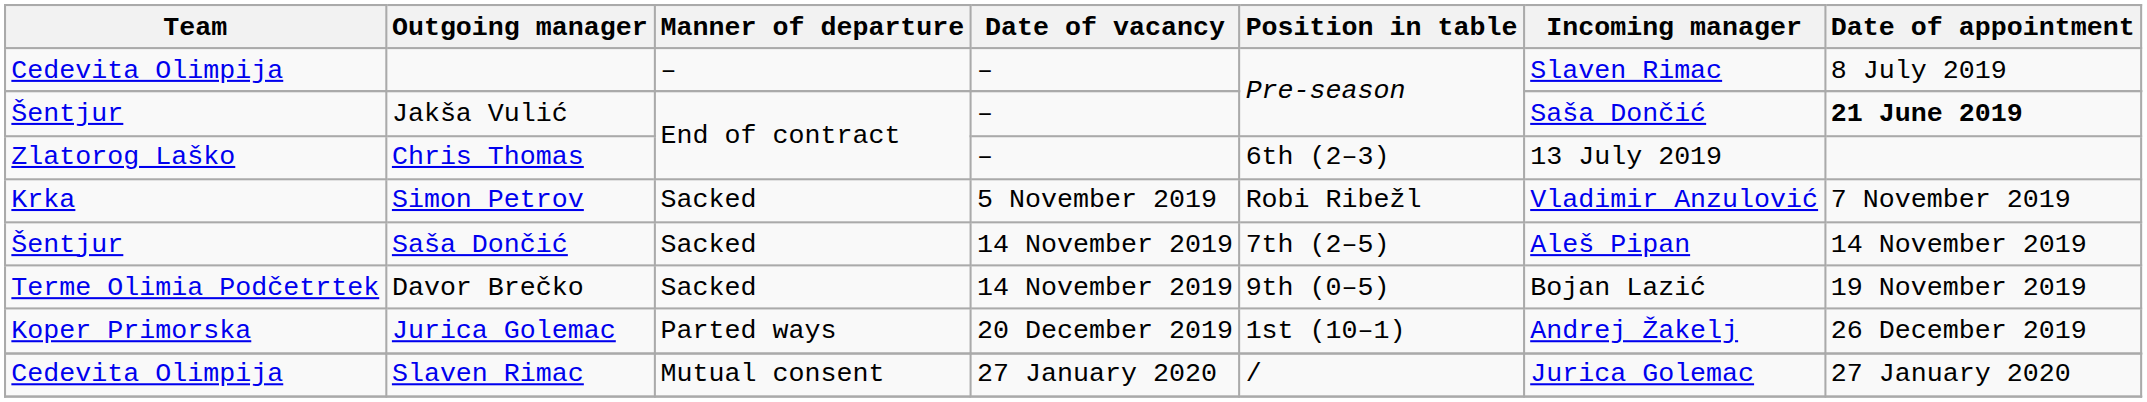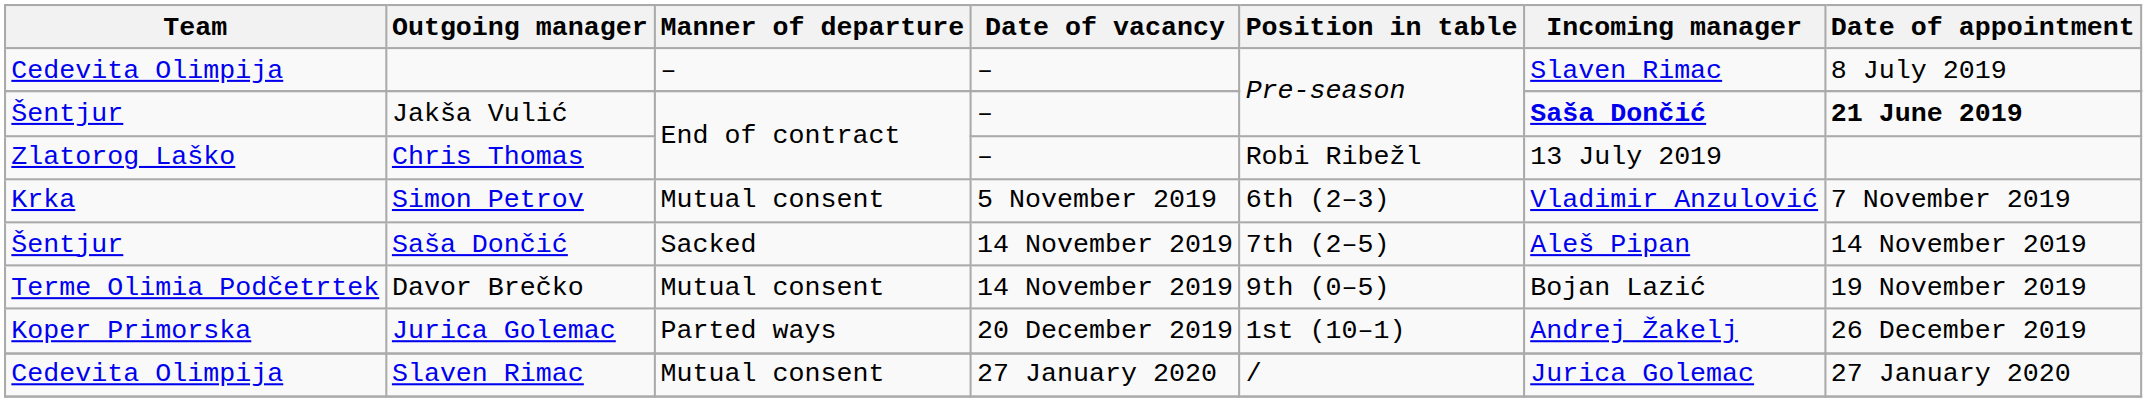(1618, 114) normal -> (1618, 114) bold
(1318, 157) 6th (2–3) -> (1334, 157) Robi Ribežl
(708, 200) Sacked -> (772, 200) Mutual consent
(1334, 200) Robi Ribežl -> (1318, 200) 6th (2–3)
(708, 287) Sacked -> (772, 287) Mutual consent
